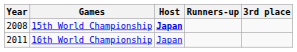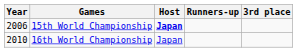(17, 26) 2008 -> (17, 26) 2006
(17, 40) 2011 -> (17, 40) 2010
